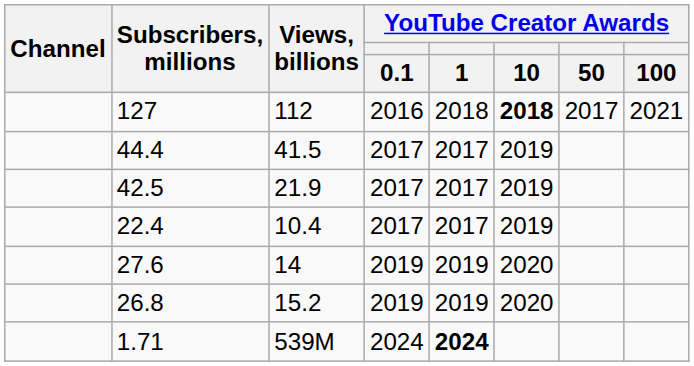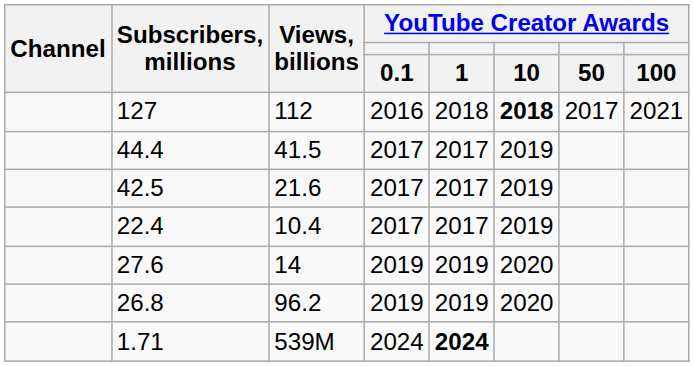(298, 188) 21.9 -> (298, 188) 21.6
(298, 303) 15.2 -> (298, 303) 96.2
